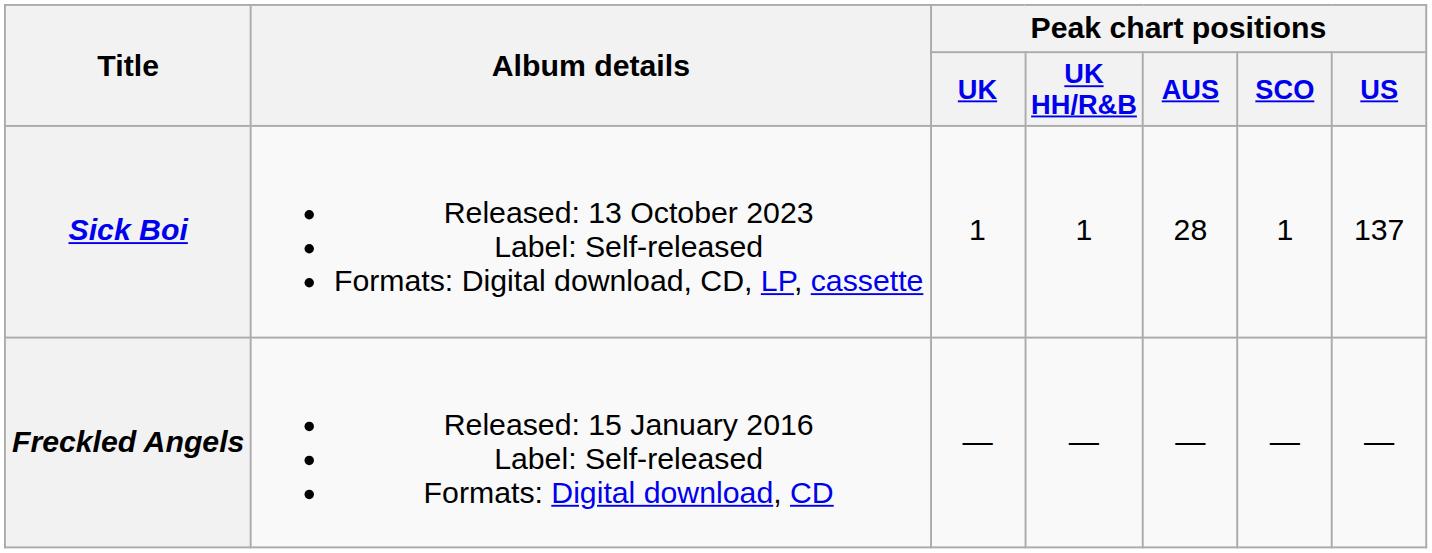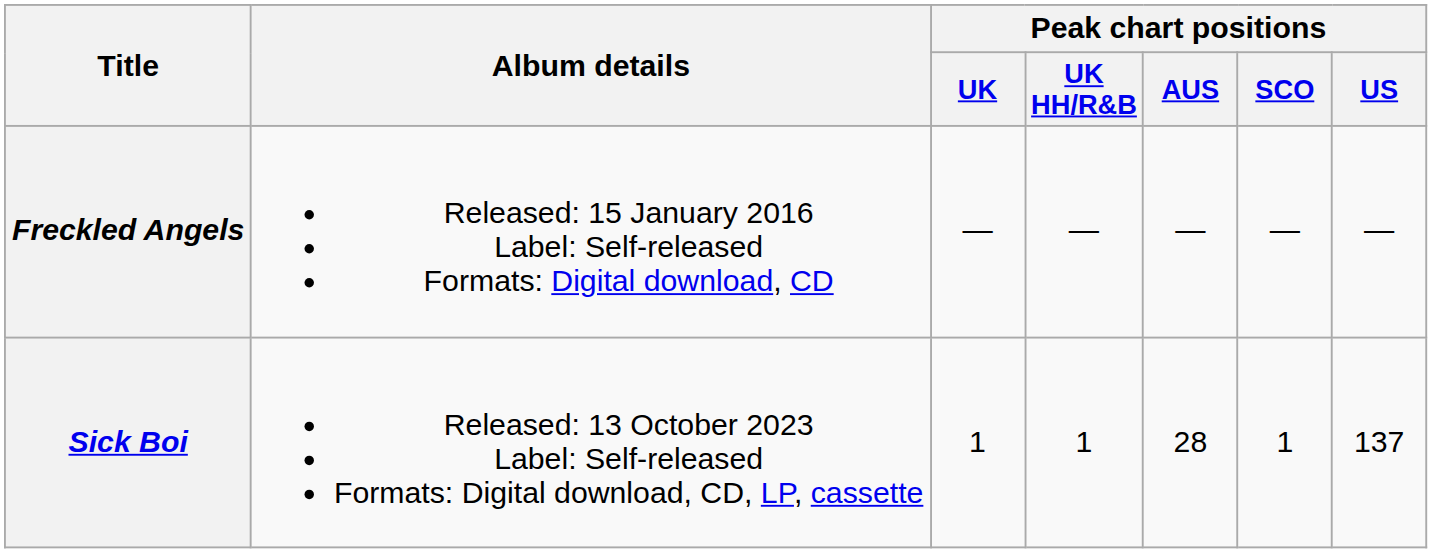rows swapped: (128, 441) <-> (128, 230)
